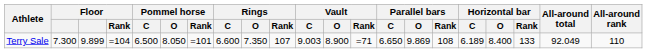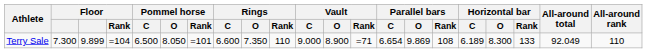(282, 41) 107 -> (282, 41) 110
(309, 41) 9.003 -> (309, 41) 9.000
(391, 41) 6.650 -> (391, 41) 6.654
(500, 41) 8.400 -> (500, 41) 8.300
